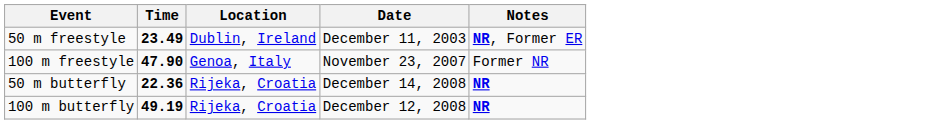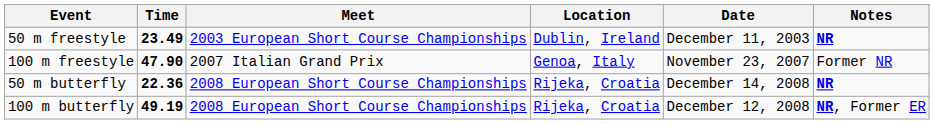+ column: (358, 16)
(528, 39) NR, Former ER -> (825, 39) NR
(481, 108) NR -> (871, 108) NR, Former ER
